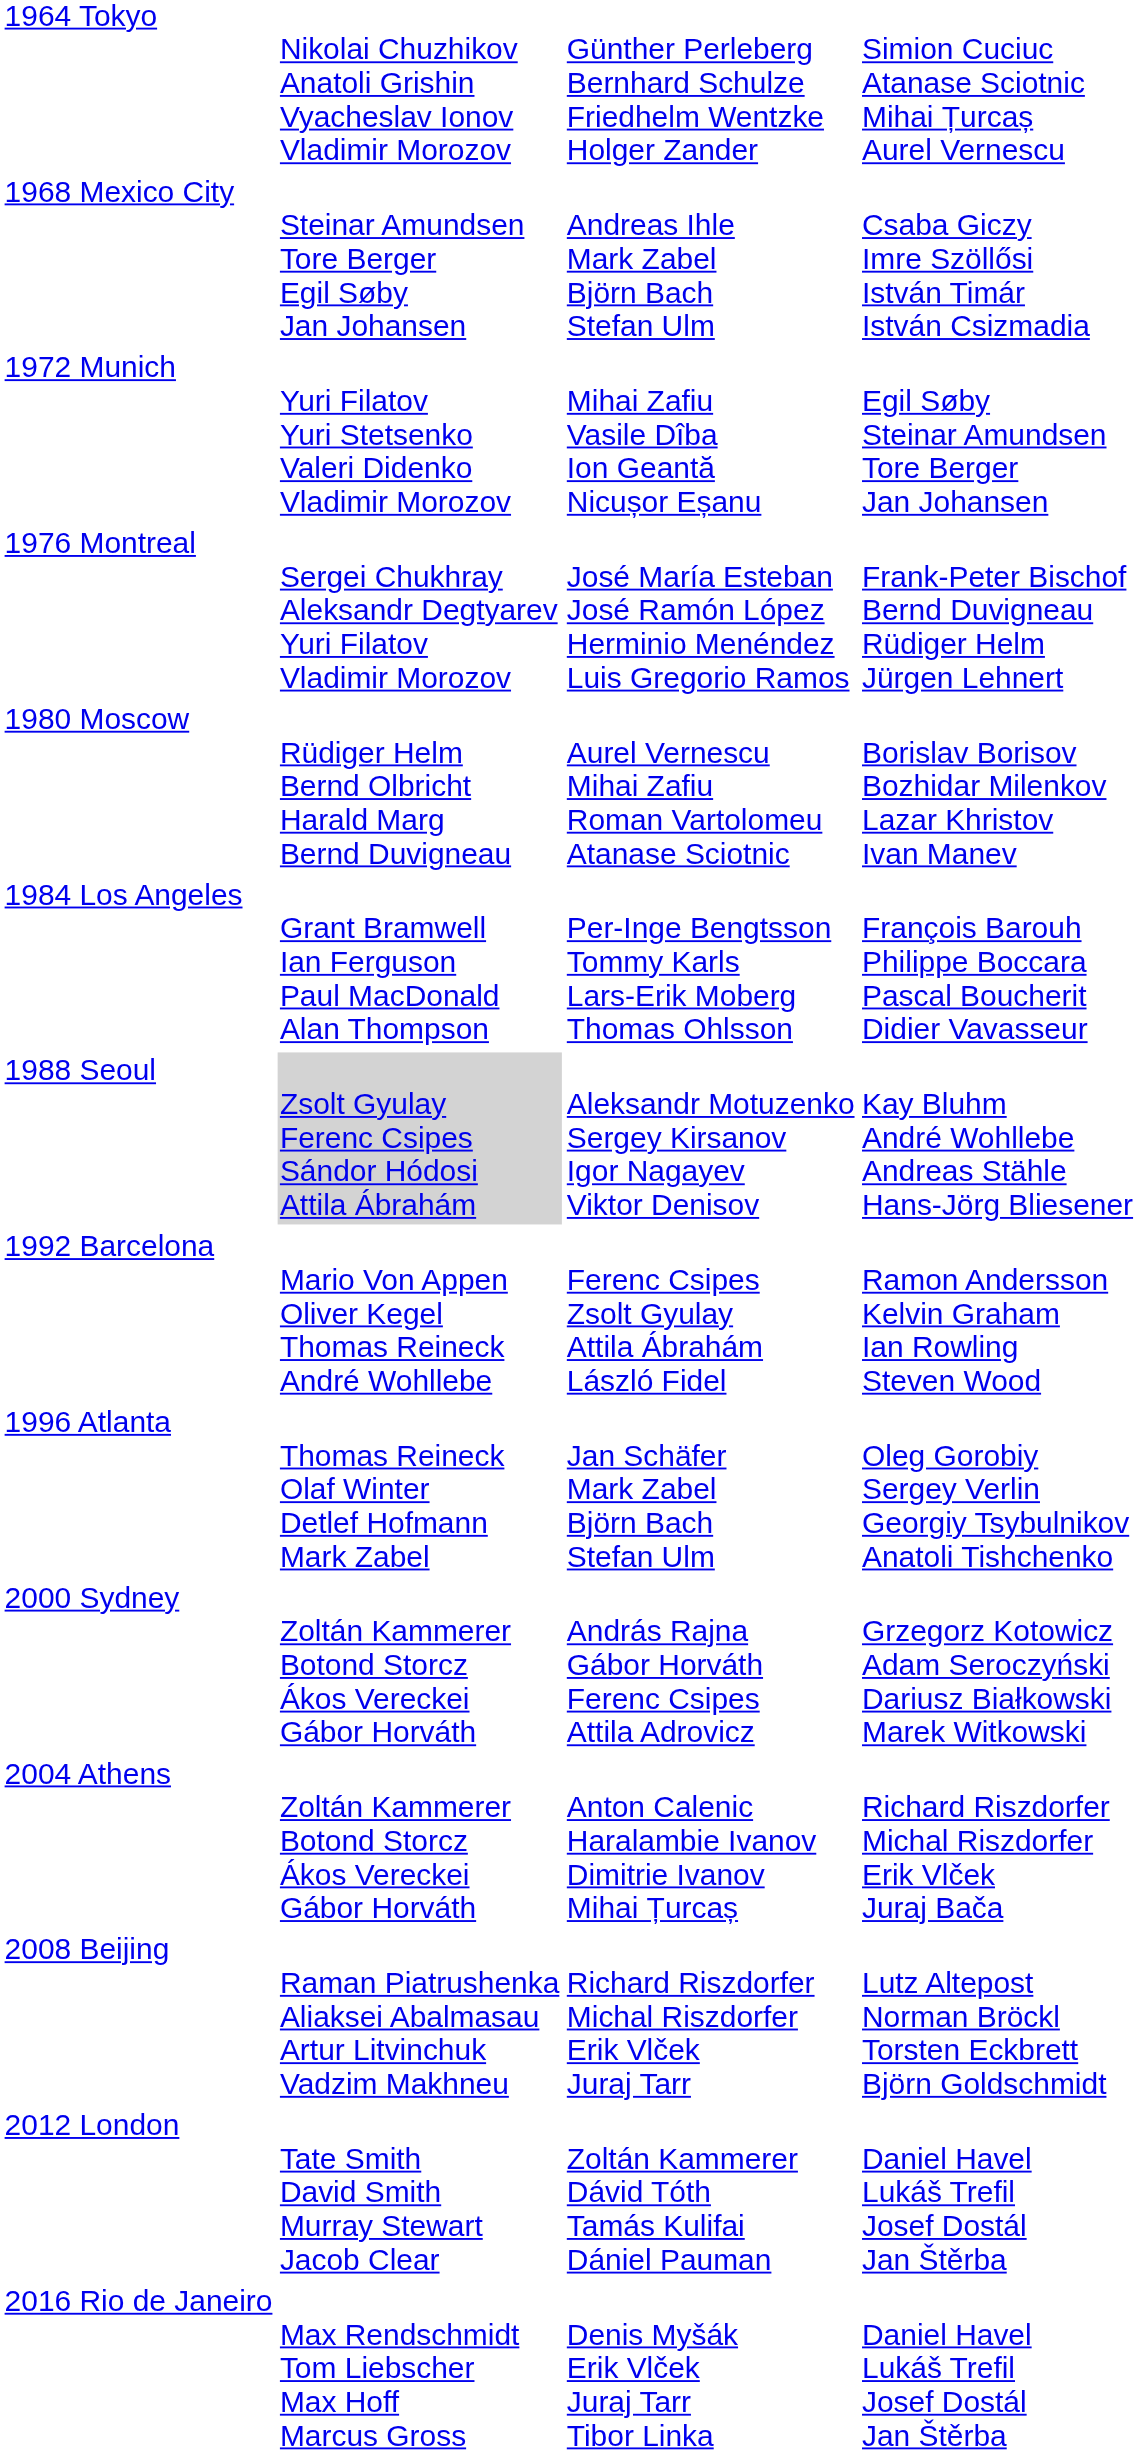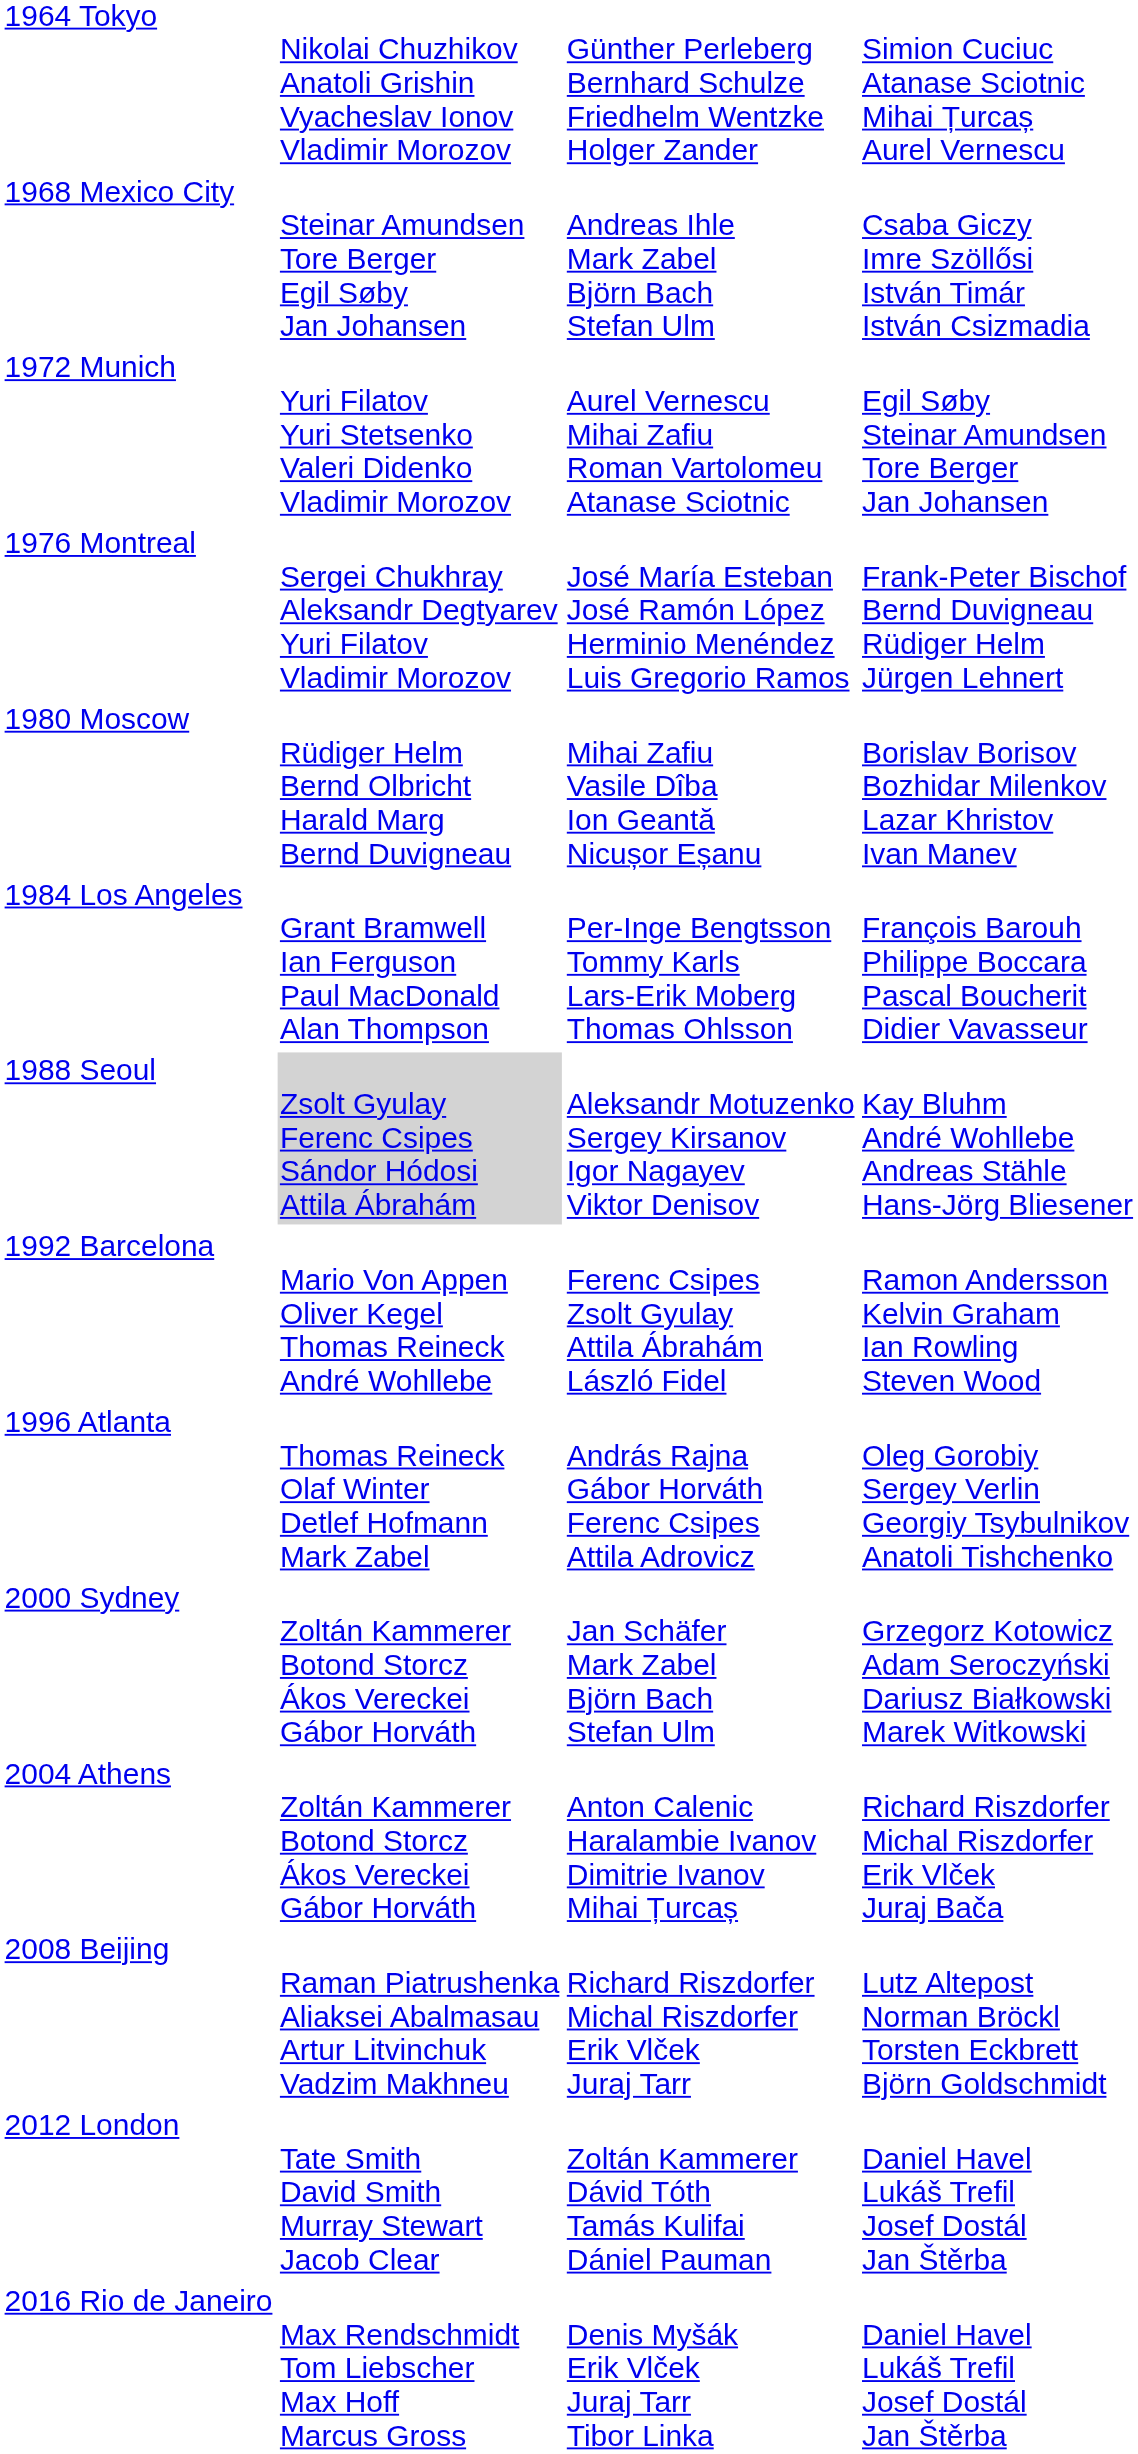(664, 451) Mihai Zafiu Vasile Dîba Ion Geantă Nicușor Eșanu -> (695, 451) Aurel Vernescu Mihai Zafiu Roman Vartolomeu Atanase Sciotnic
(695, 803) Aurel Vernescu Mihai Zafiu Roman Vartolomeu Atanase Sciotnic -> (664, 803) Mihai Zafiu Vasile Dîba Ion Geantă Nicușor Eșanu
(647, 1506) Jan Schäfer Mark Zabel Björn Bach Stefan Ulm -> (665, 1506) András Rajna Gábor Horváth Ferenc Csipes Attila Adrovicz
(665, 1682) András Rajna Gábor Horváth Ferenc Csipes Attila Adrovicz -> (647, 1682) Jan Schäfer Mark Zabel Björn Bach Stefan Ulm
